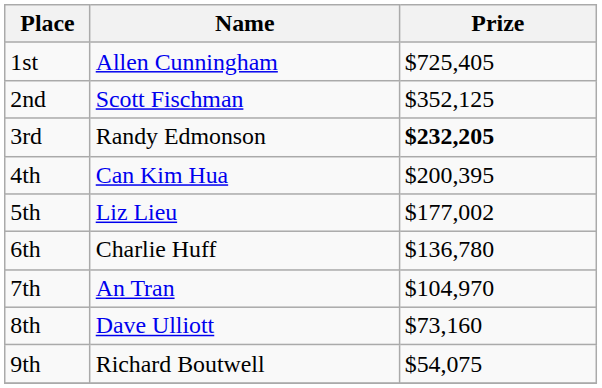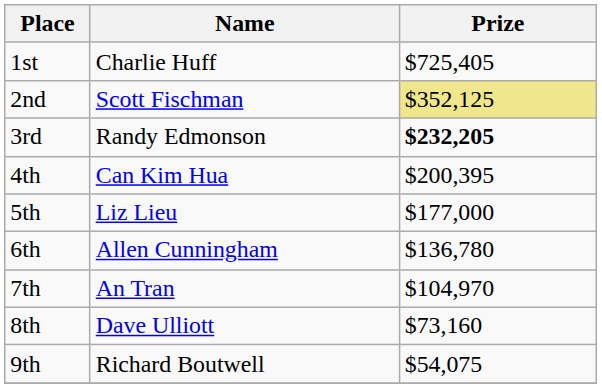(187, 61) Allen Cunningham -> (156, 61) Charlie Huff
(449, 99) no background -> (449, 99) khaki background
(449, 212) $177,002 -> (449, 212) $177,000
(156, 250) Charlie Huff -> (187, 250) Allen Cunningham
